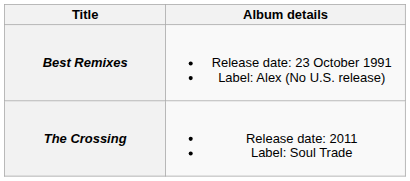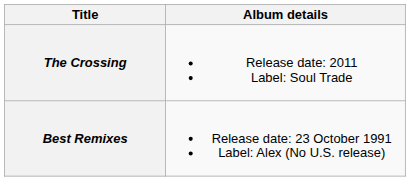rows swapped: (85, 62) <-> (85, 138)
